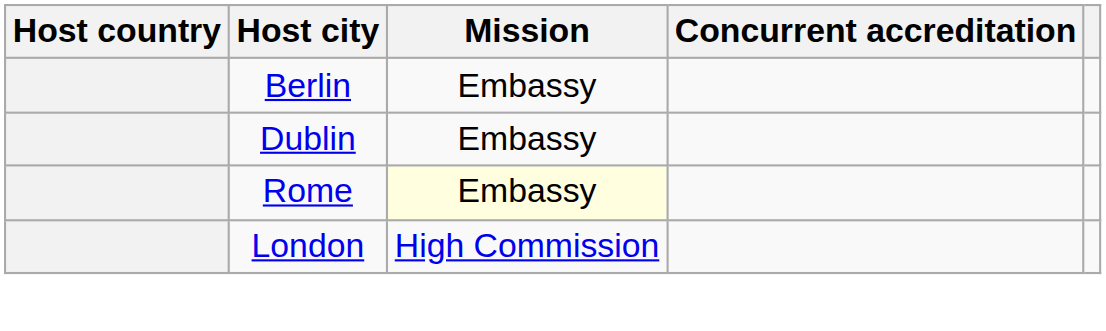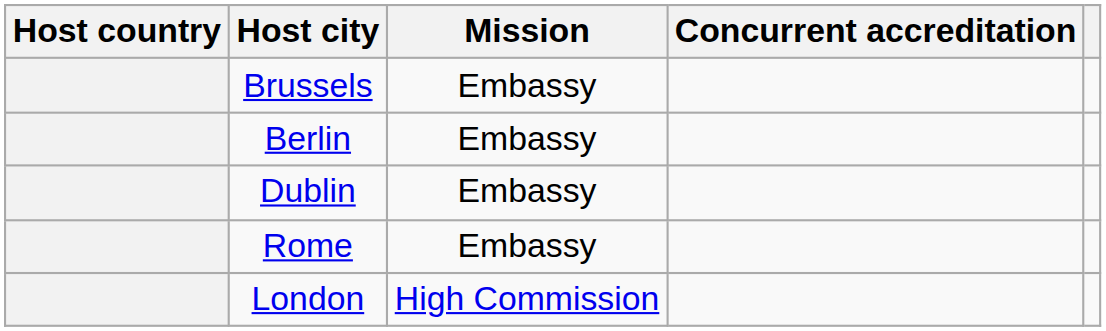+ row: (308, 84)
(527, 191) lightyellow background -> (527, 245) no background
